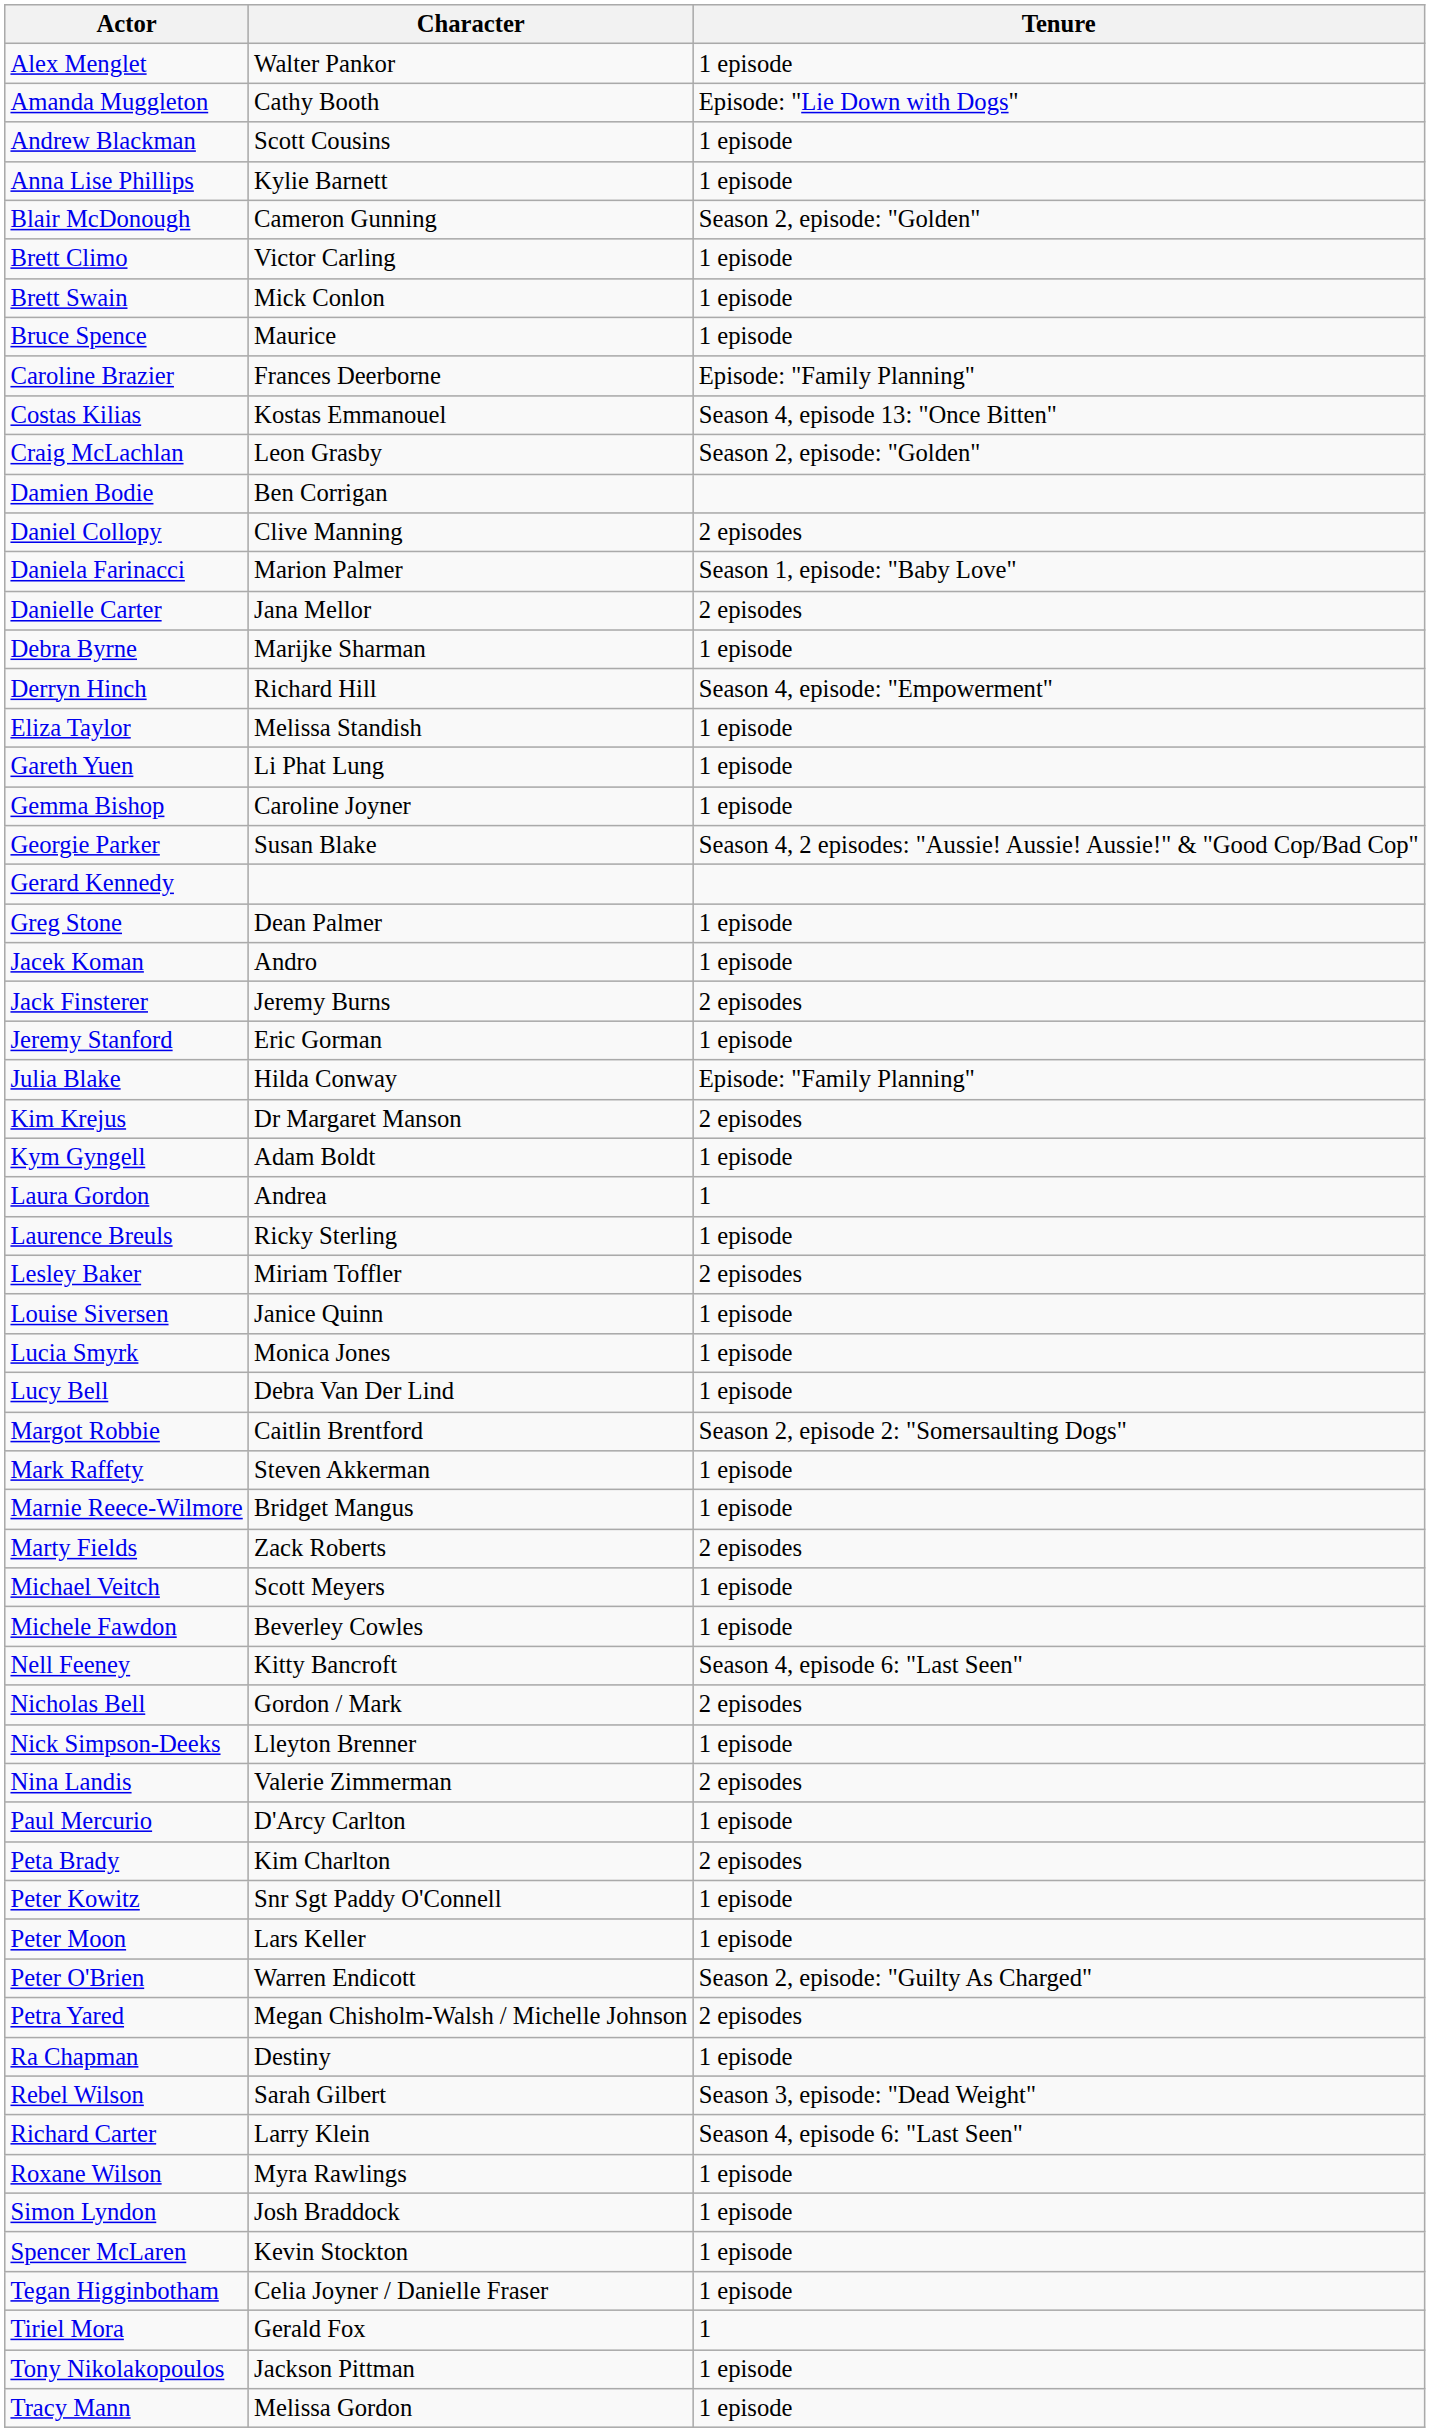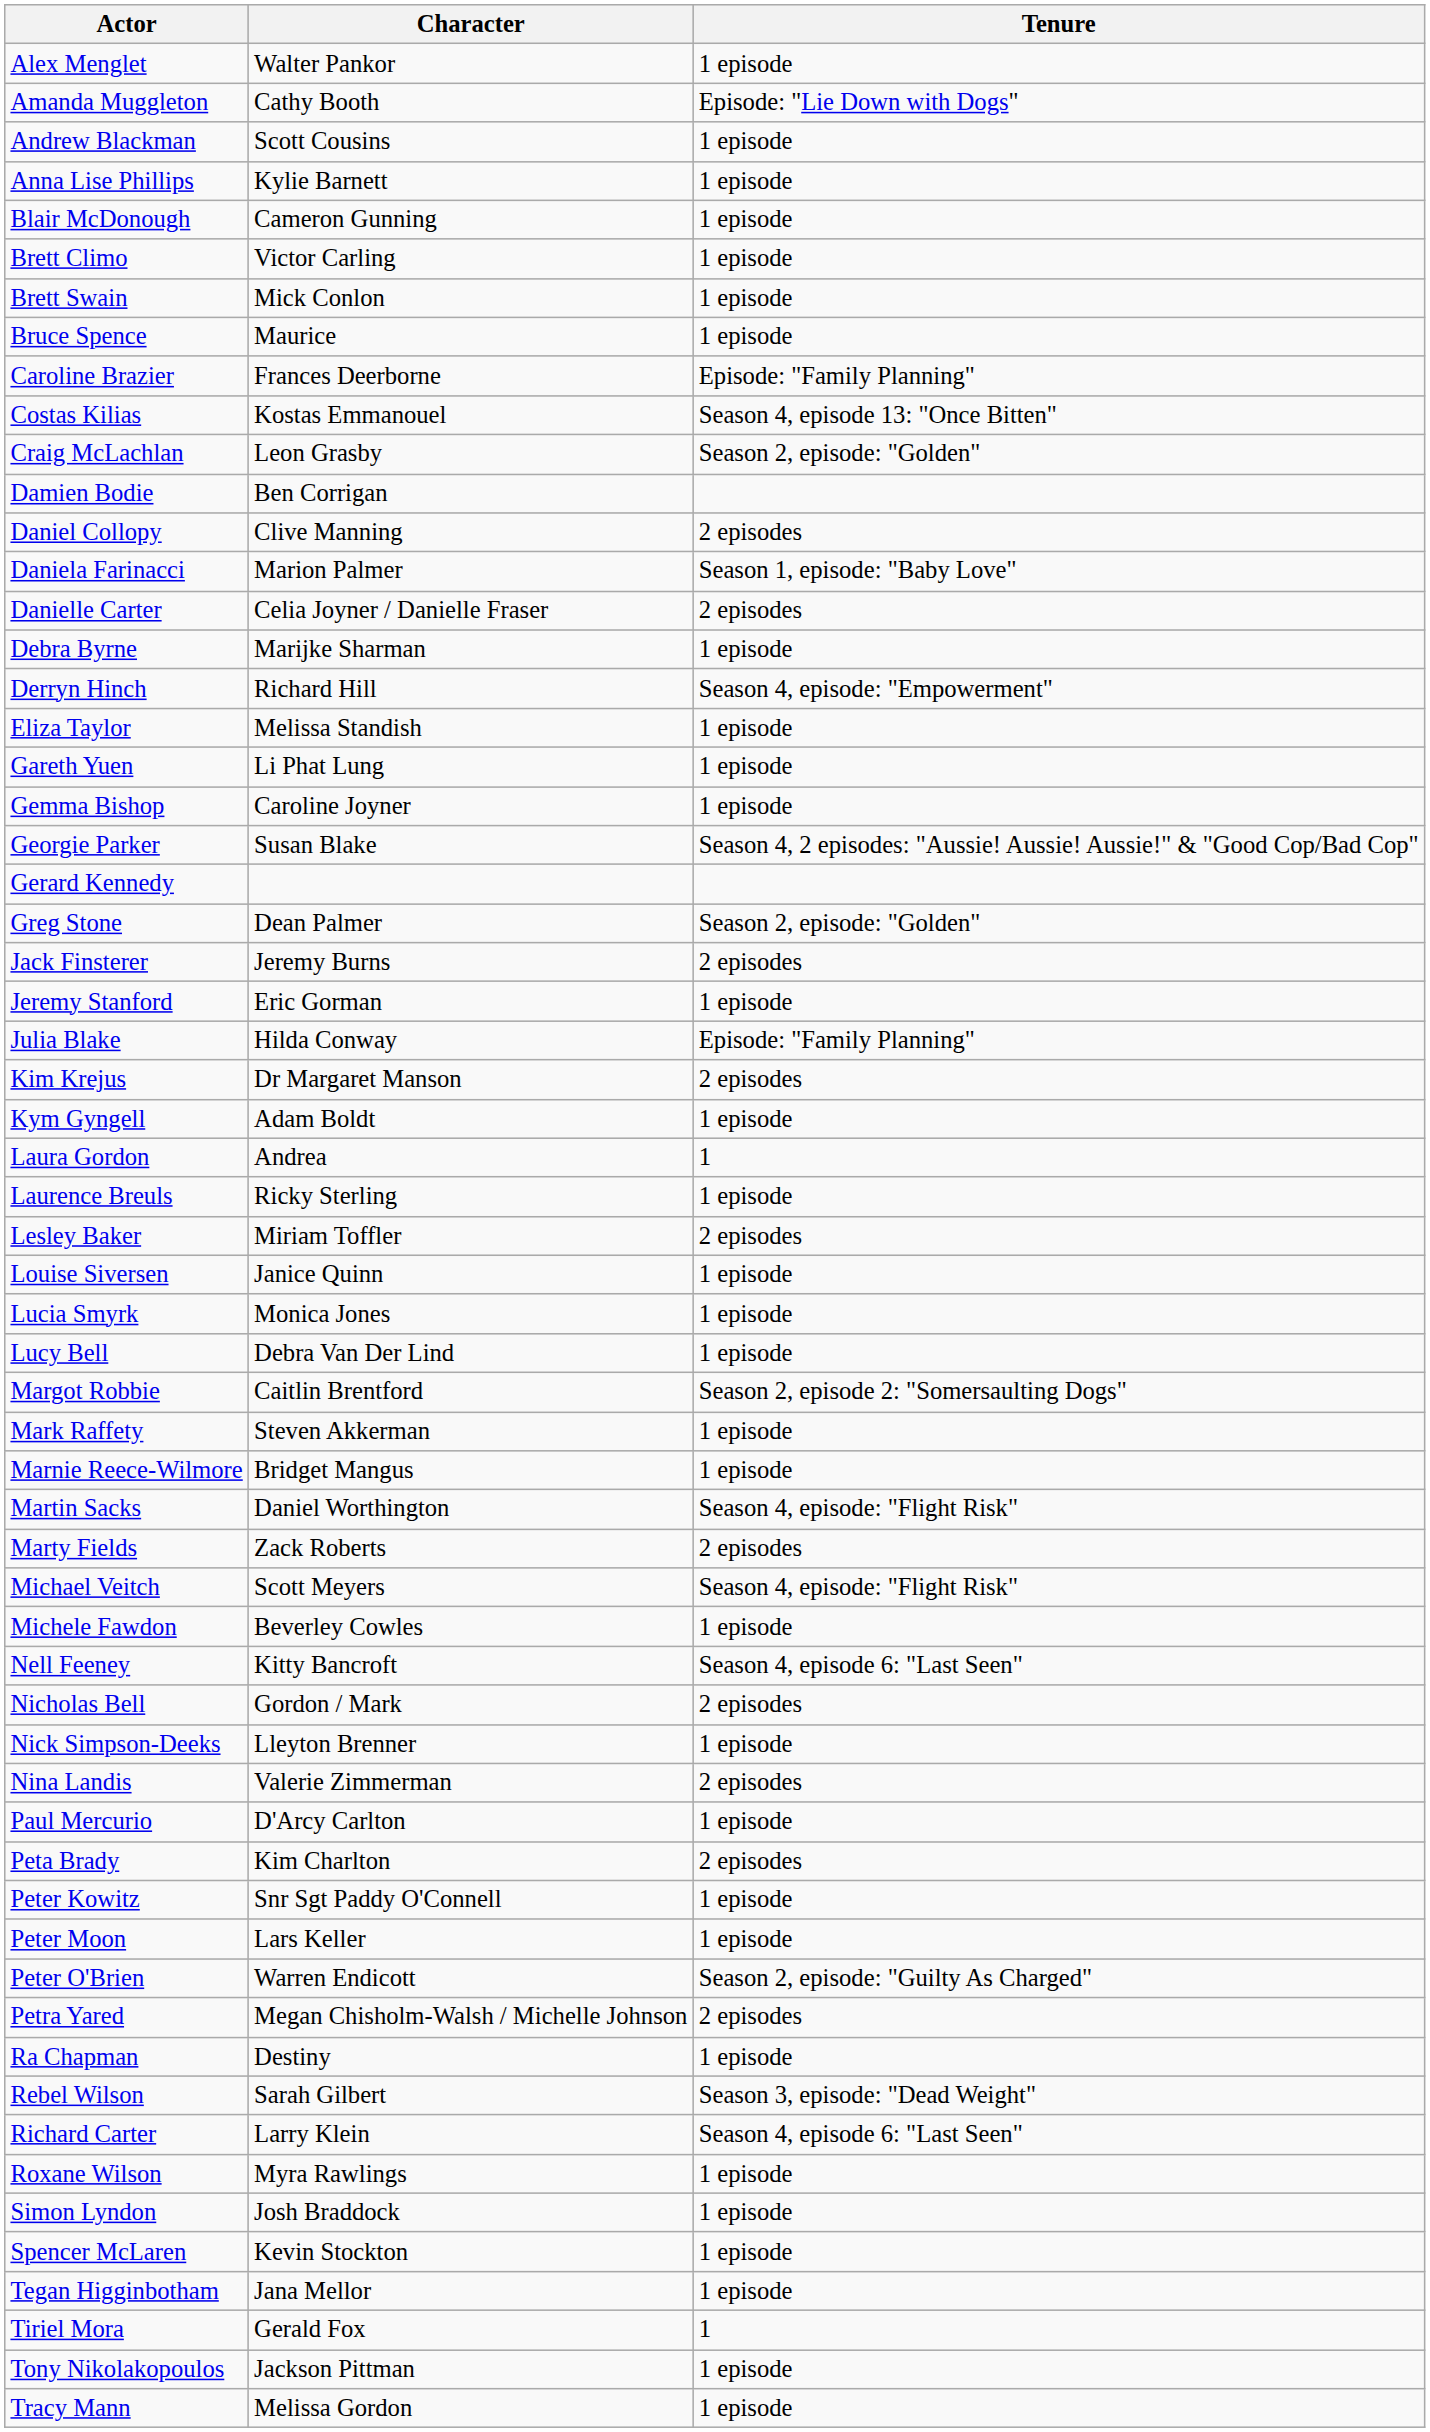(840, 219) Season 2, episode: "Golden" -> (746, 219) 1 episode
(313, 610) Jana Mellor -> (401, 610) Celia Joyner / Danielle Fraser
(746, 922) 1 episode -> (840, 922) Season 2, episode: "Golden"
- row: (77, 961)
+ row: (76, 1508)
(746, 1587) 1 episode -> (858, 1587) Season 4, episode: "Flight Risk"
(401, 2290) Celia Joyner / Danielle Fraser -> (313, 2290) Jana Mellor
